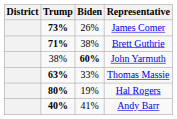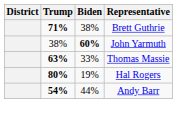- row: (138, 28)
(58, 106) 40% -> (58, 91) 54%
(90, 106) 41% -> (90, 91) 44%
